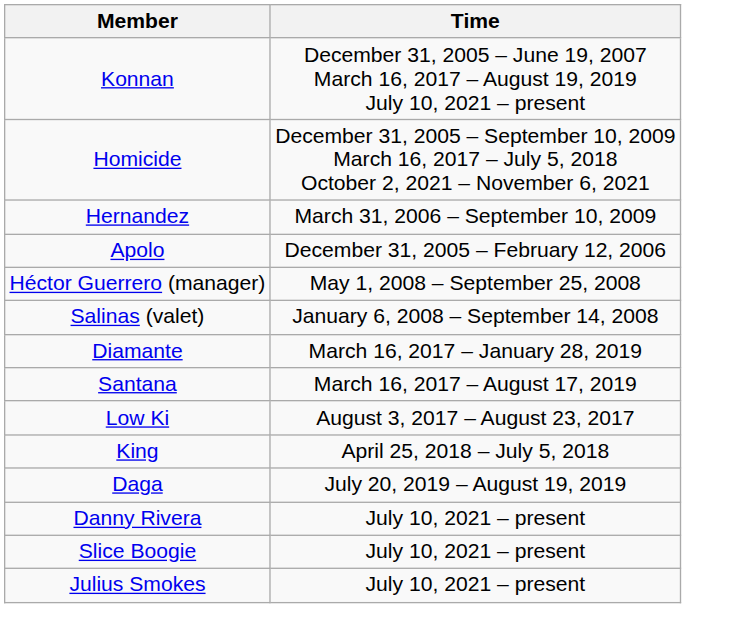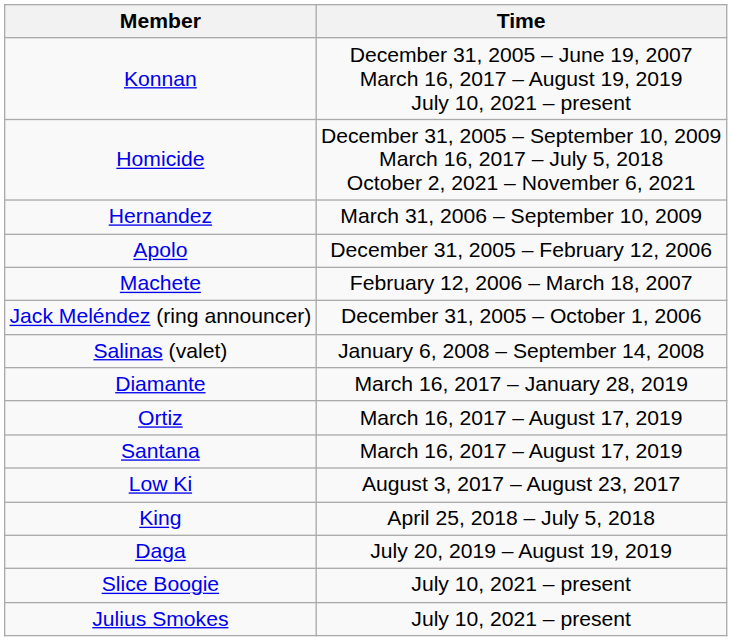+ row: (160, 283)
+ row: (160, 317)
- row: (137, 283)
+ row: (160, 417)
- row: (137, 518)
